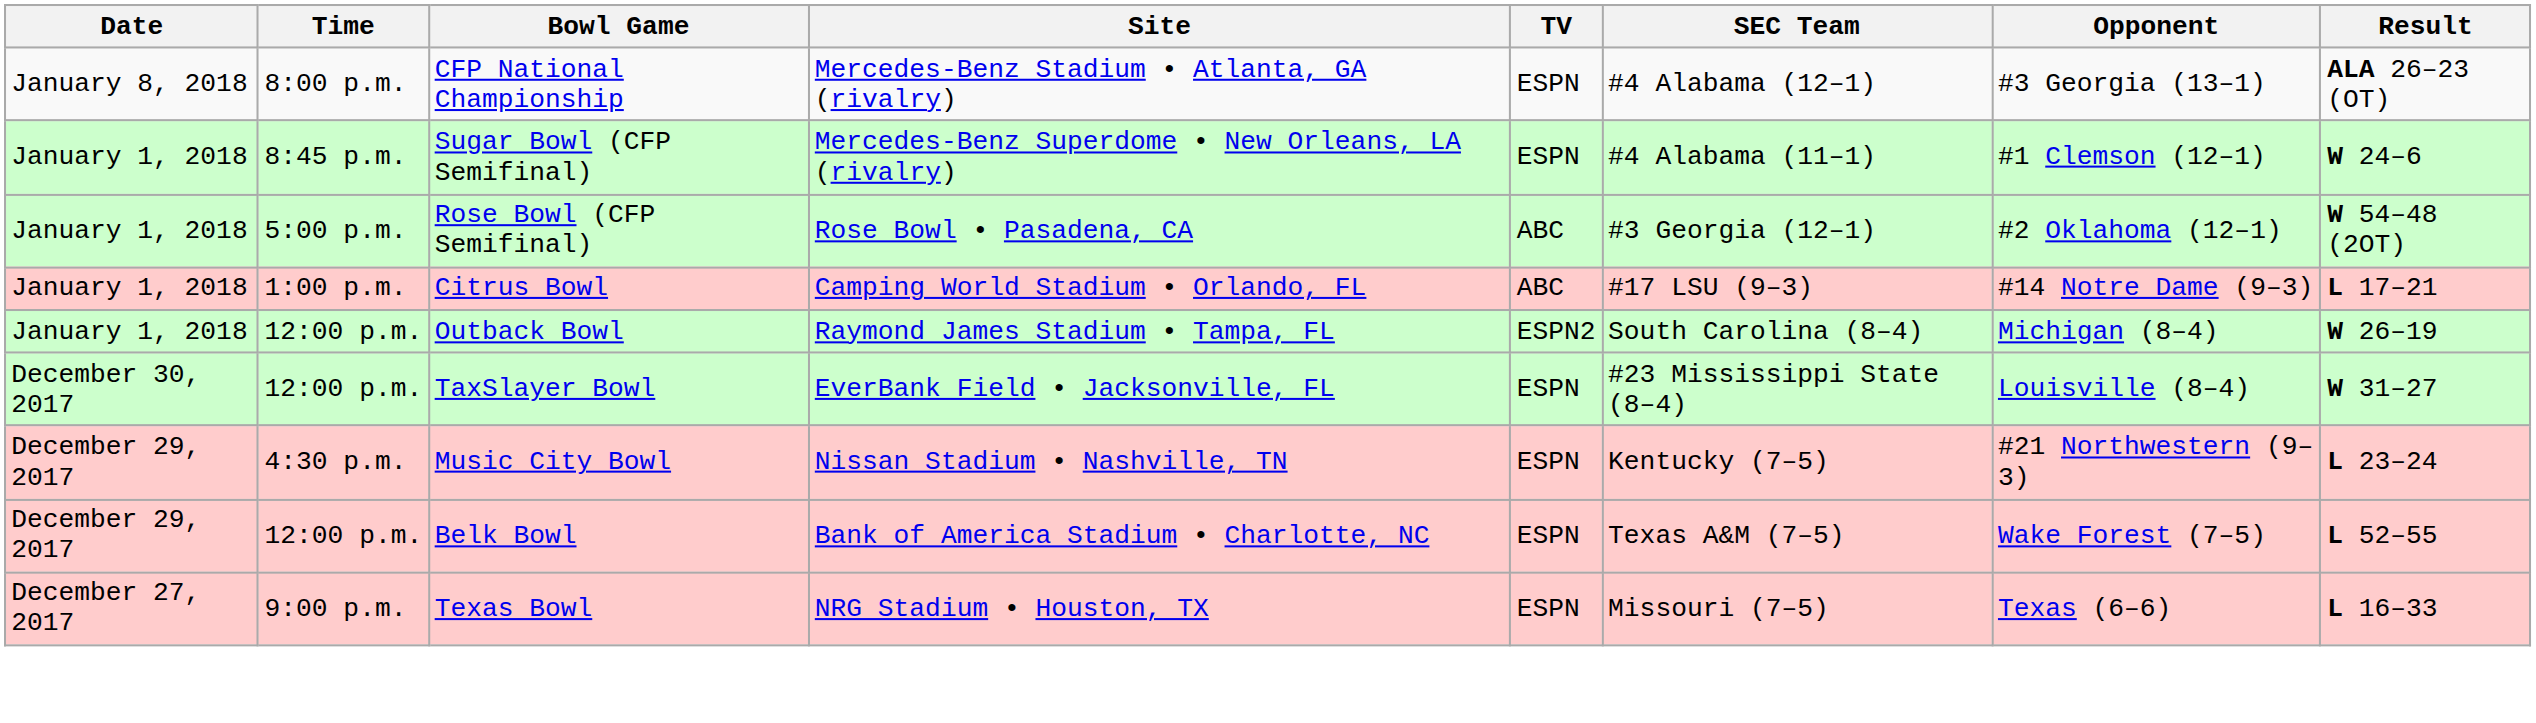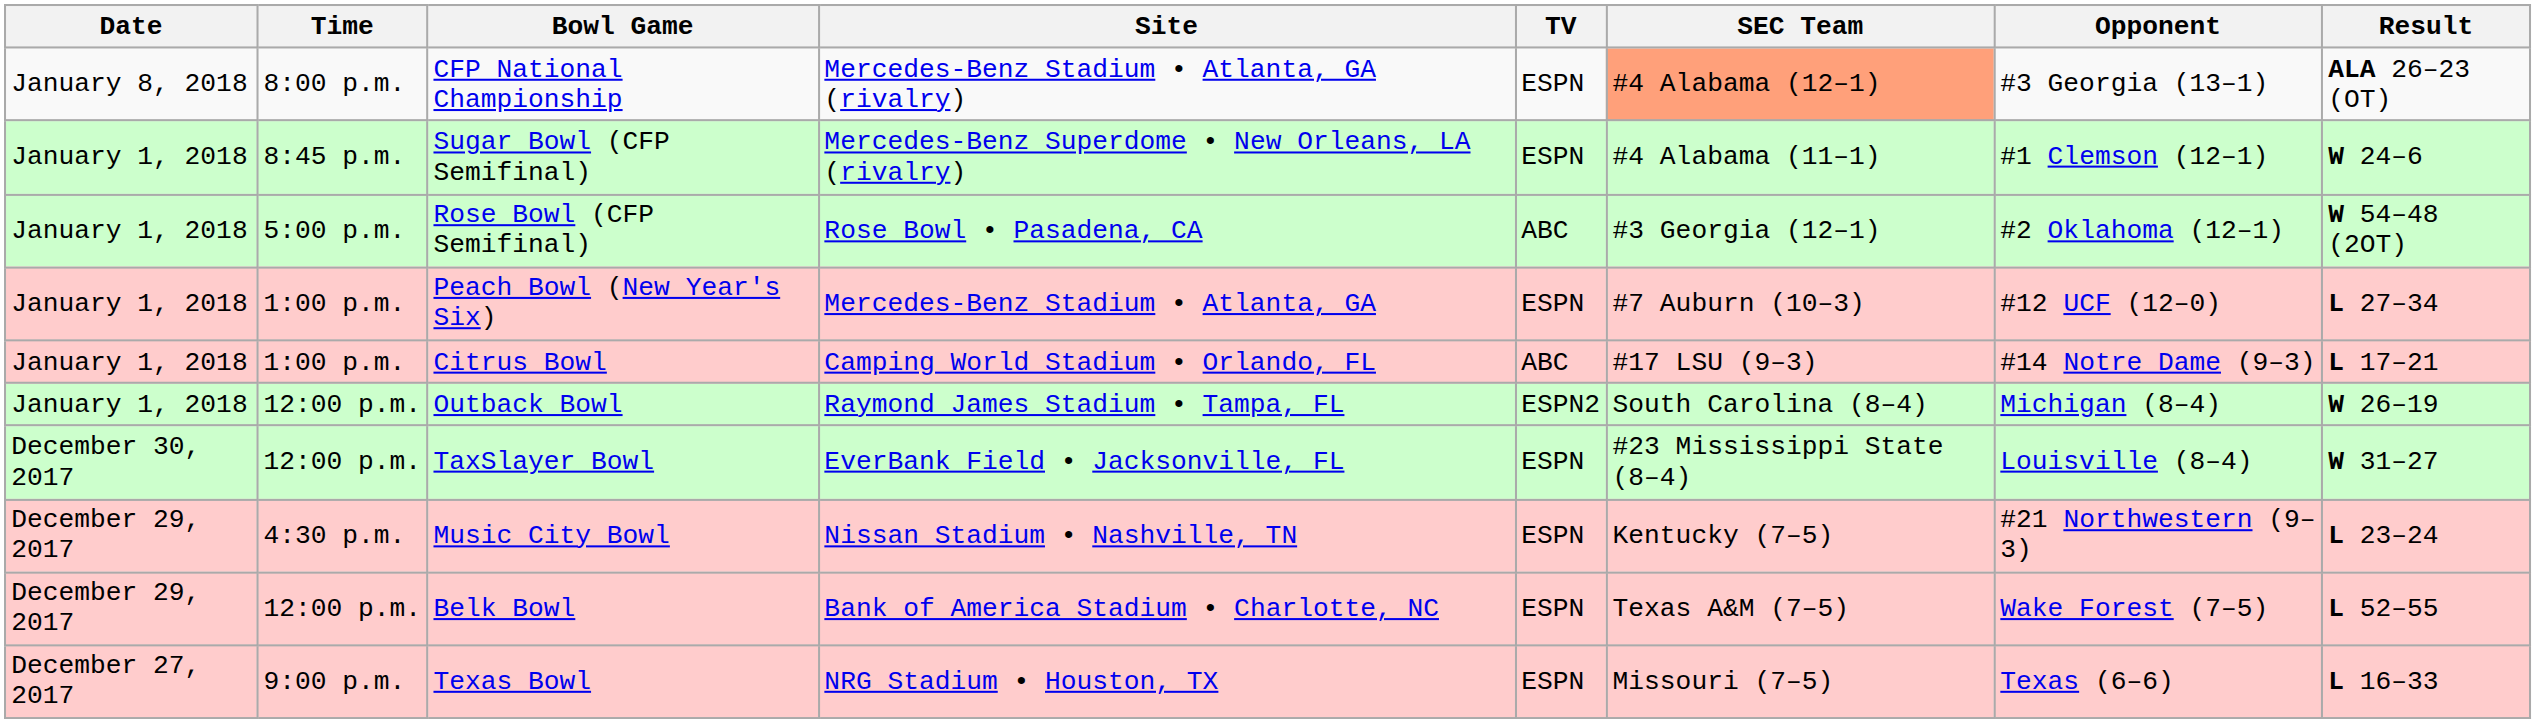(1742, 84) no background -> (1747, 84) lightsalmon background
+ row: (607, 304)
